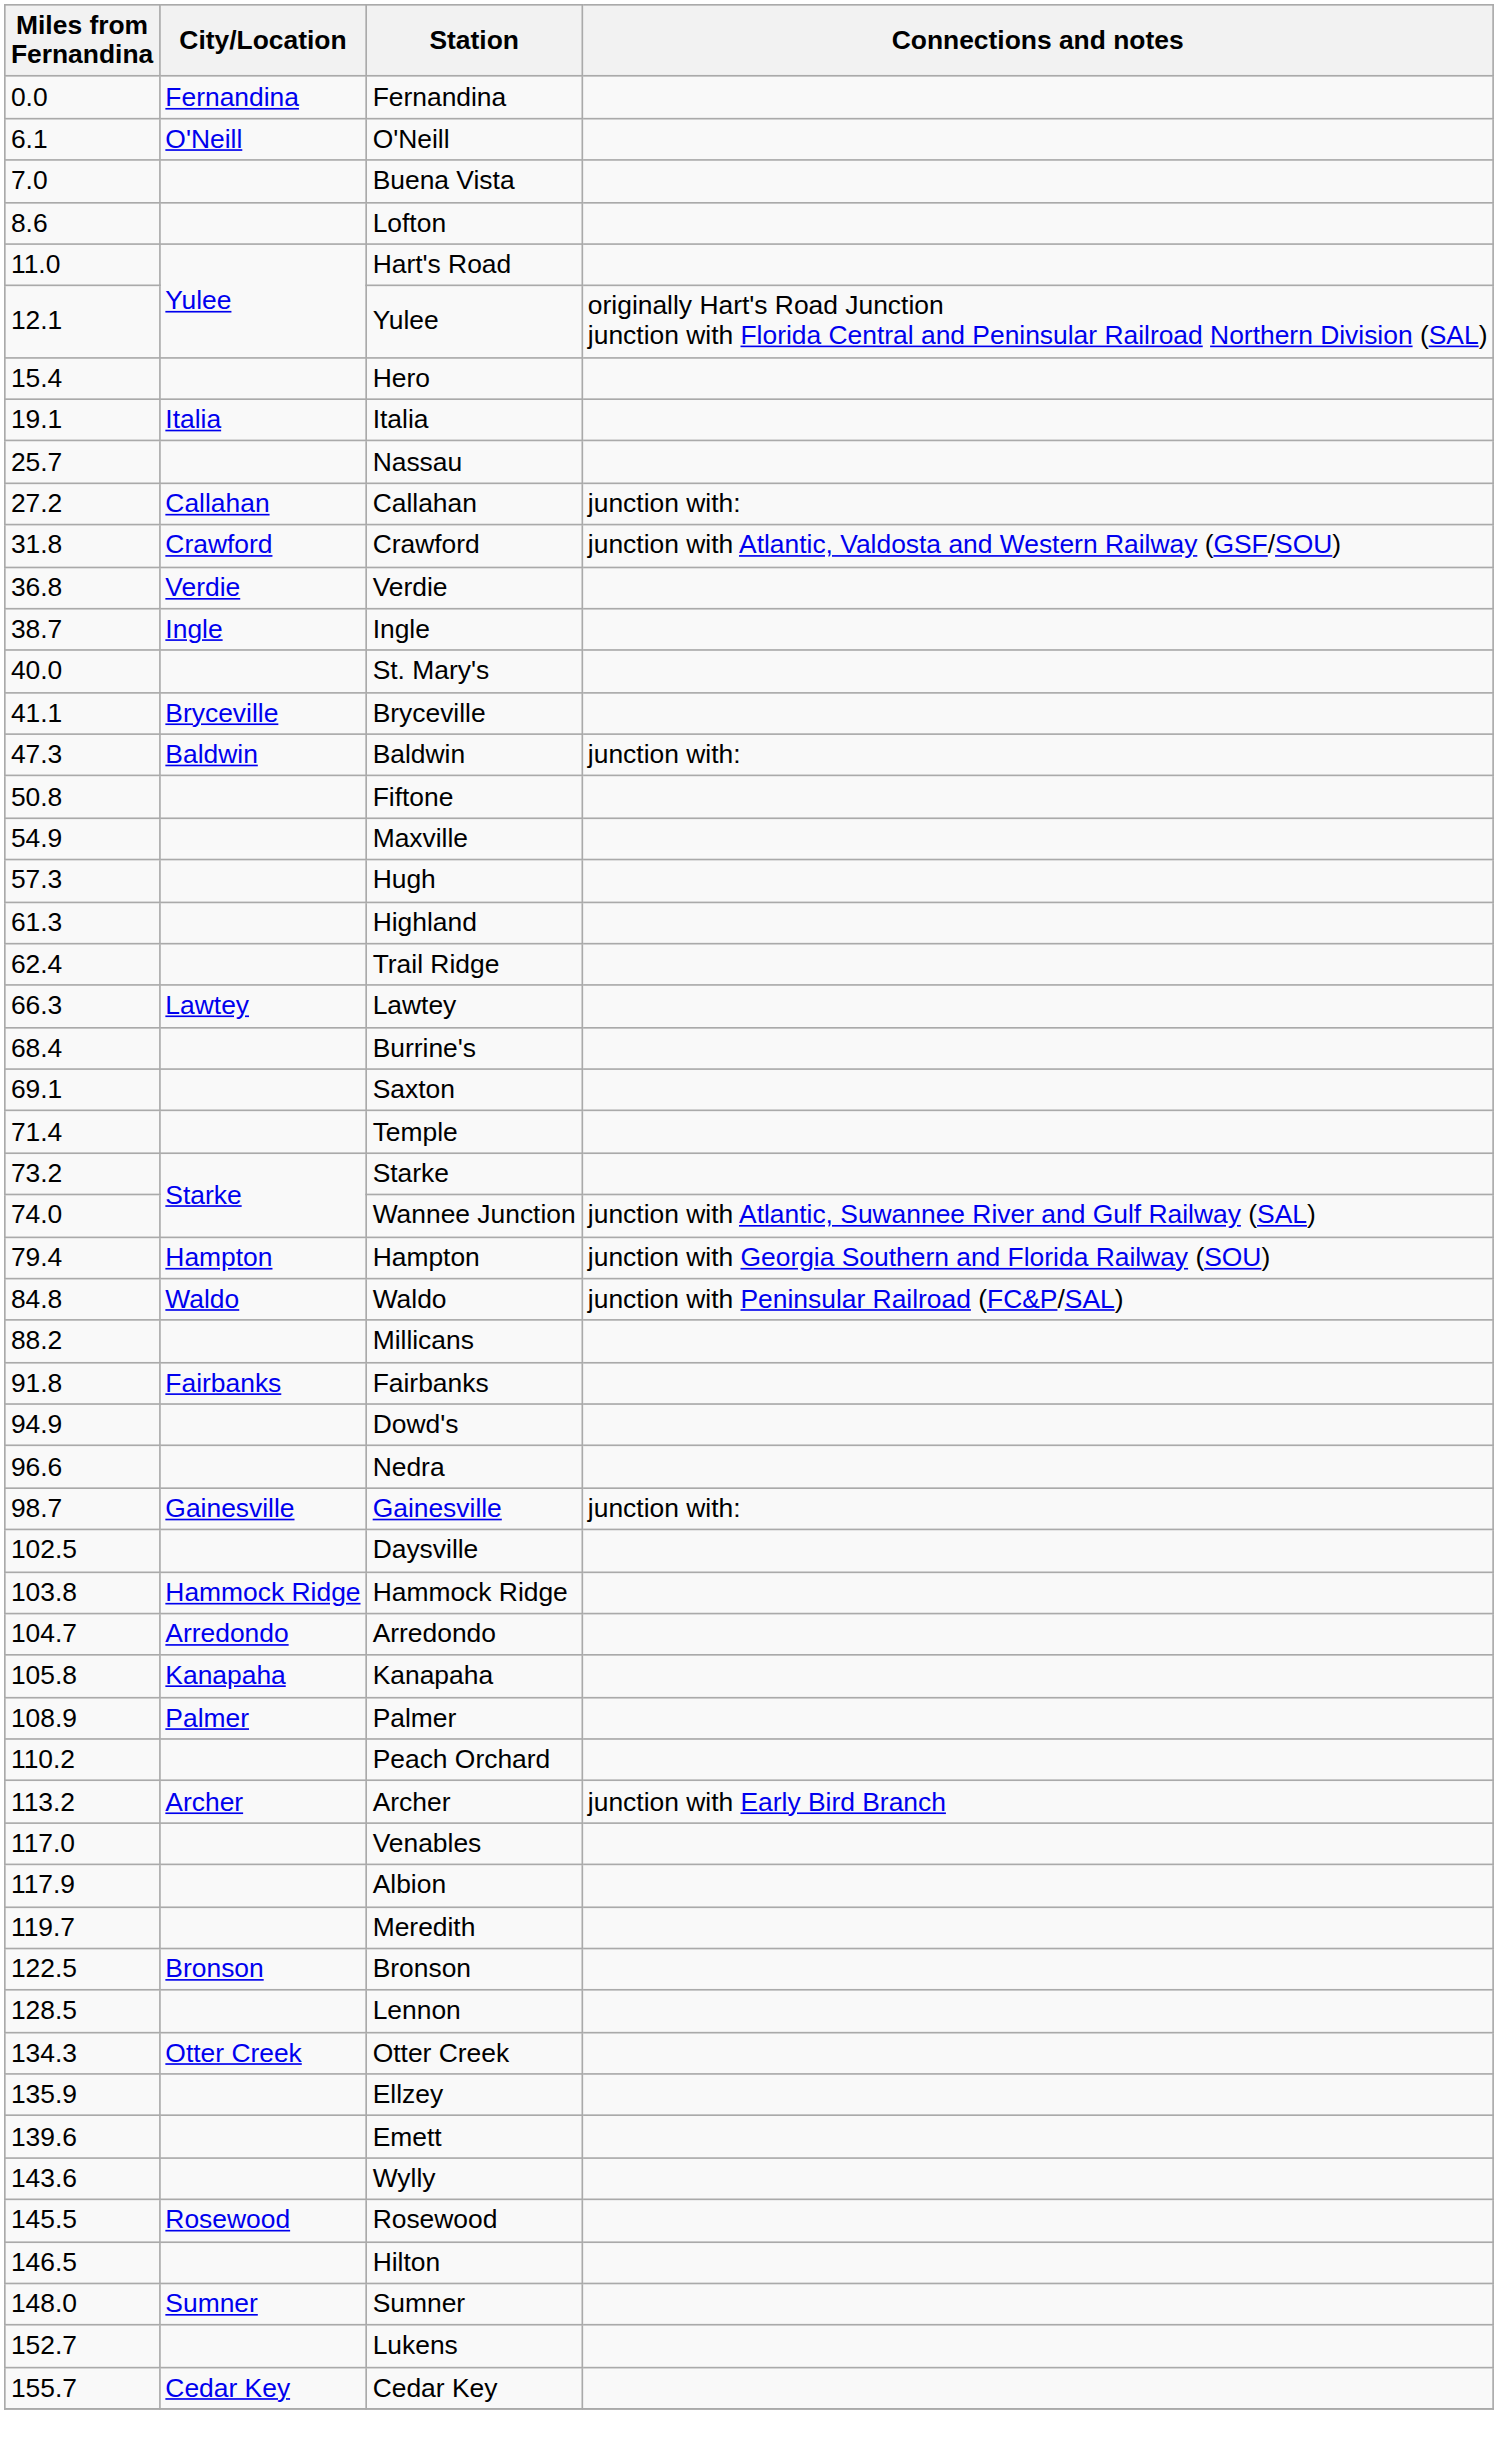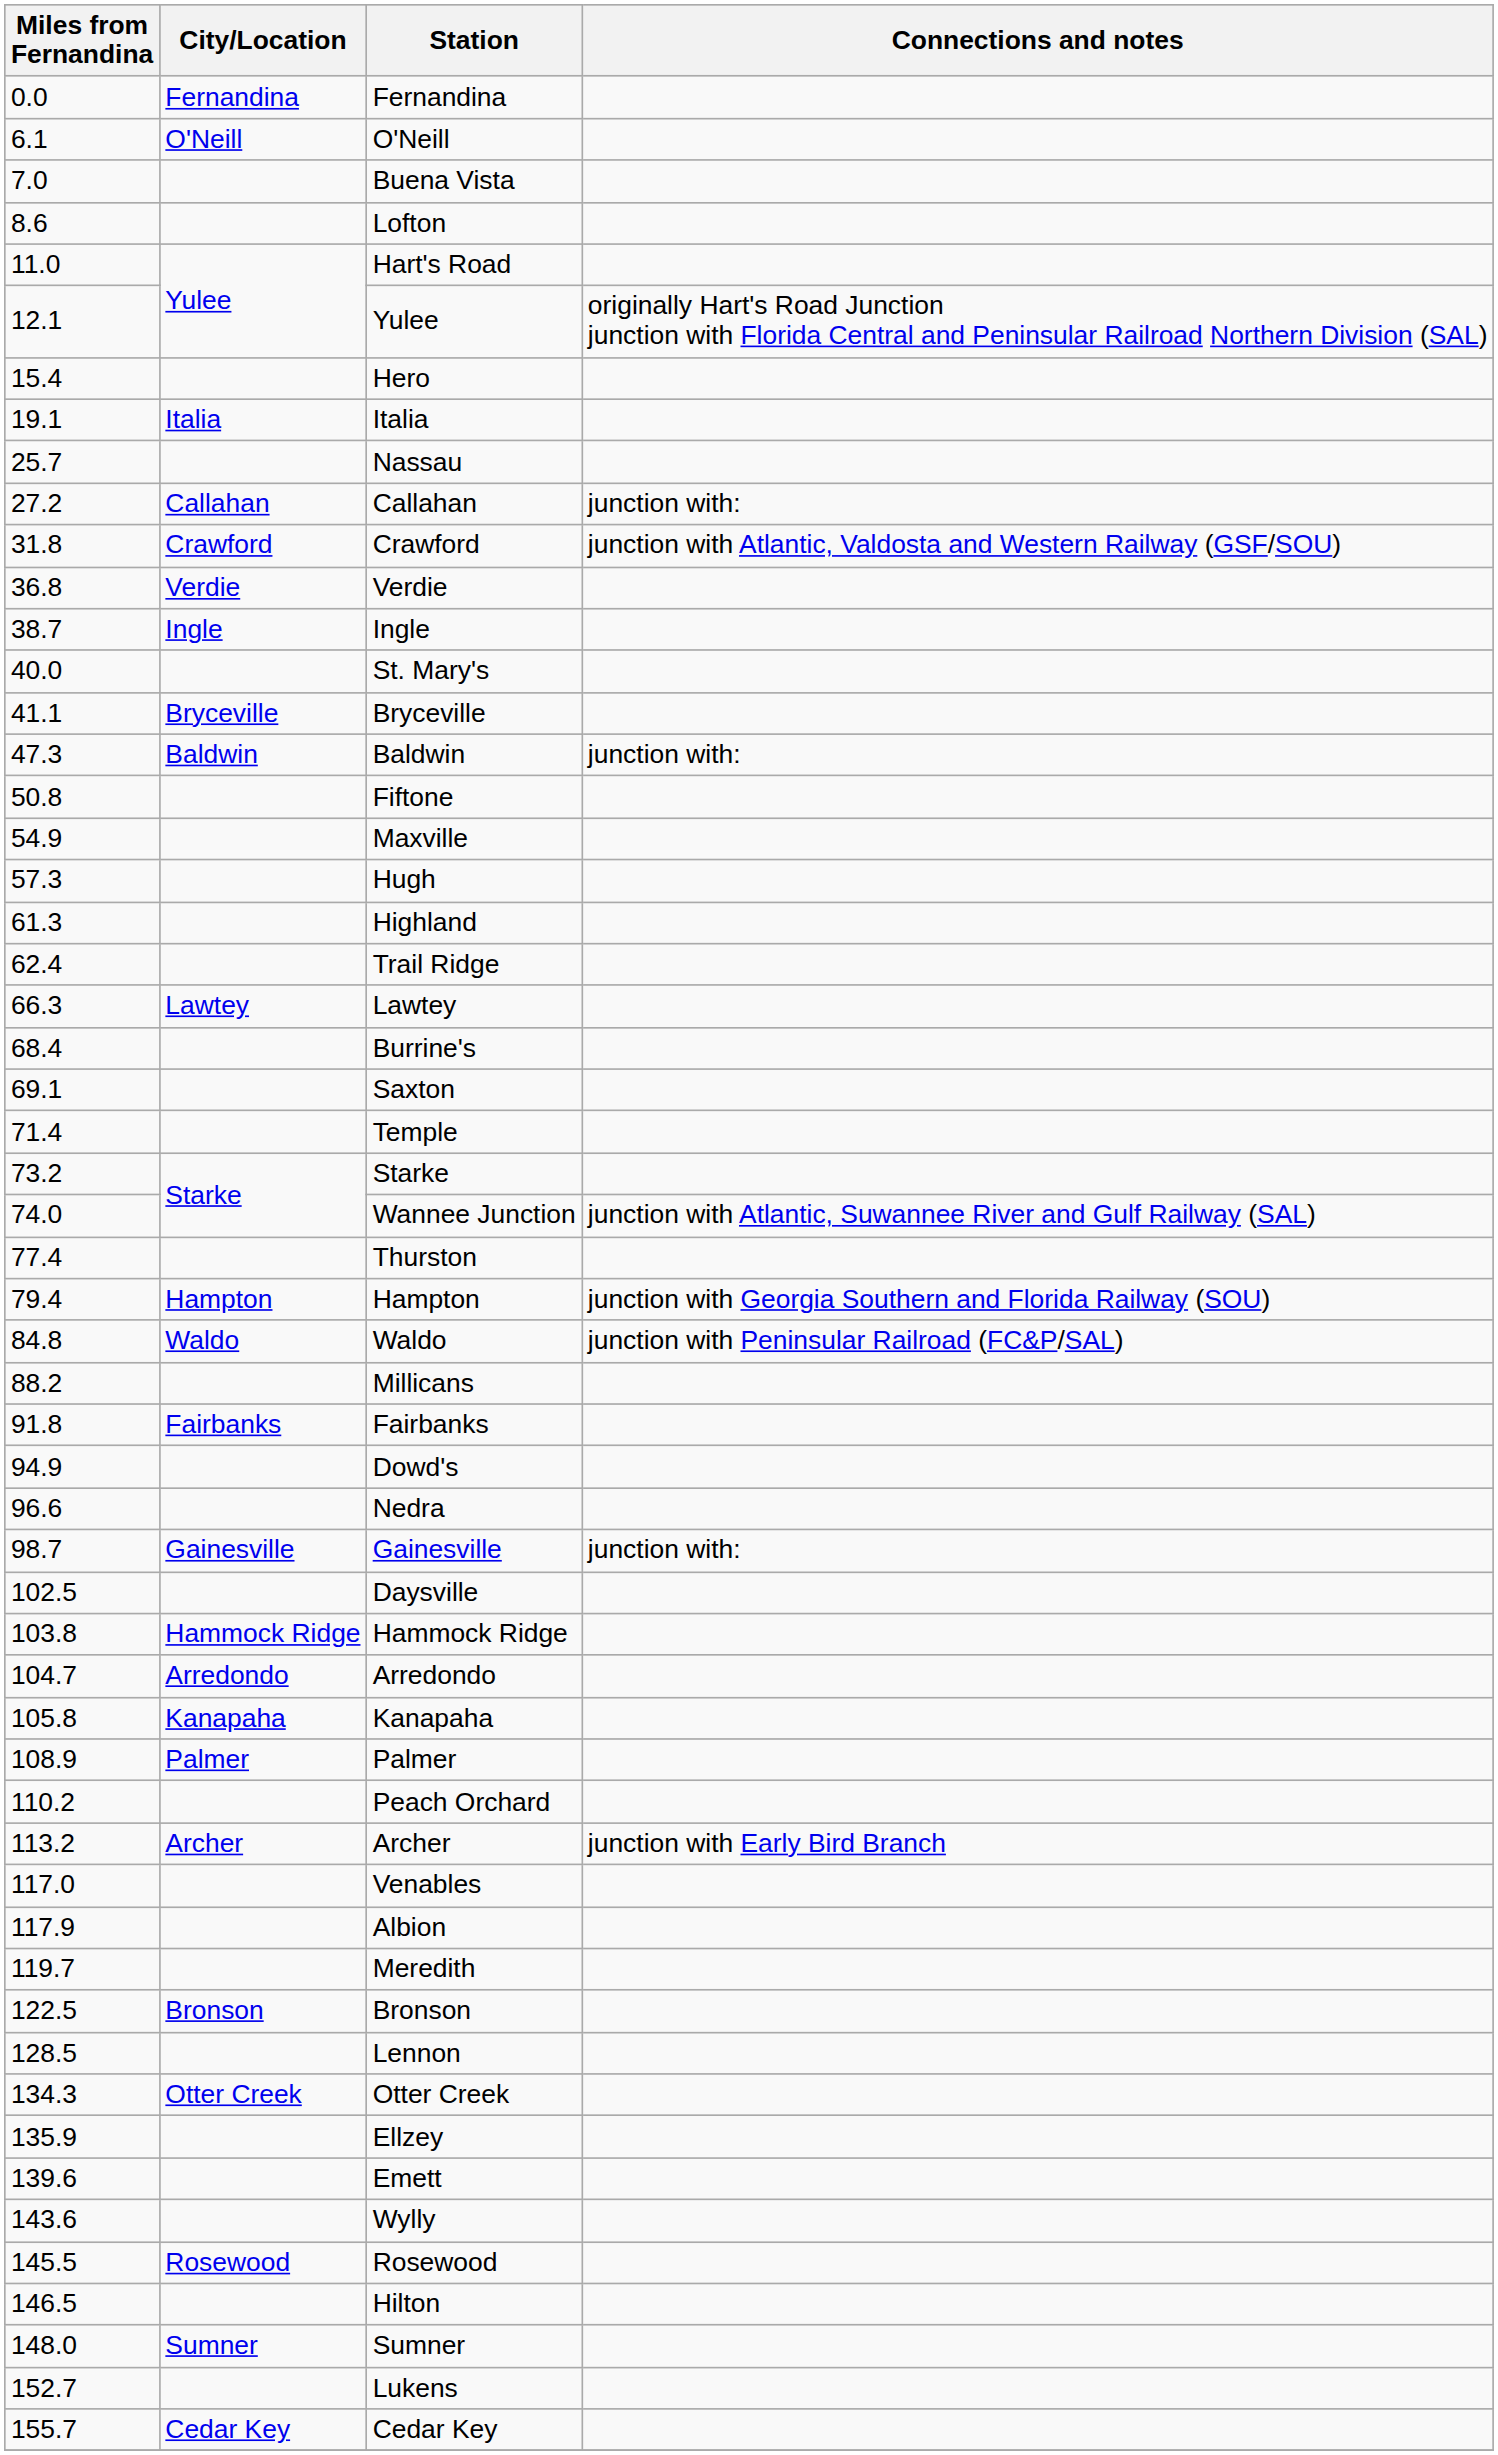+ row: (425, 1257)
